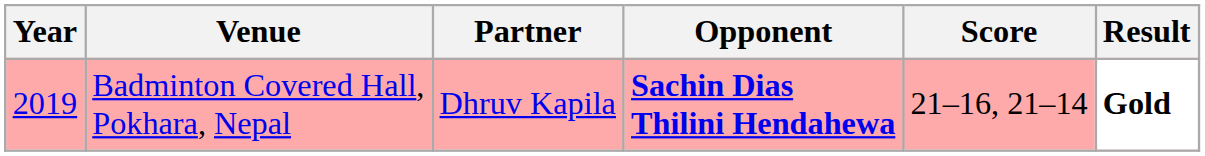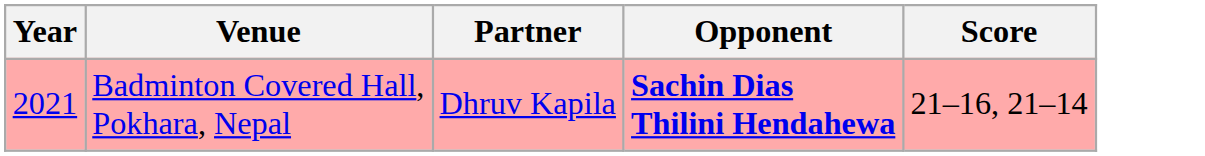- column: (1147, 31)
(45, 103) 2019 -> (45, 103) 2021
